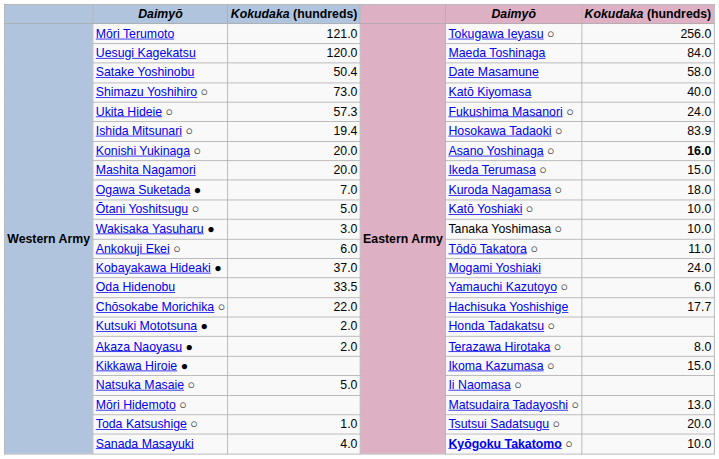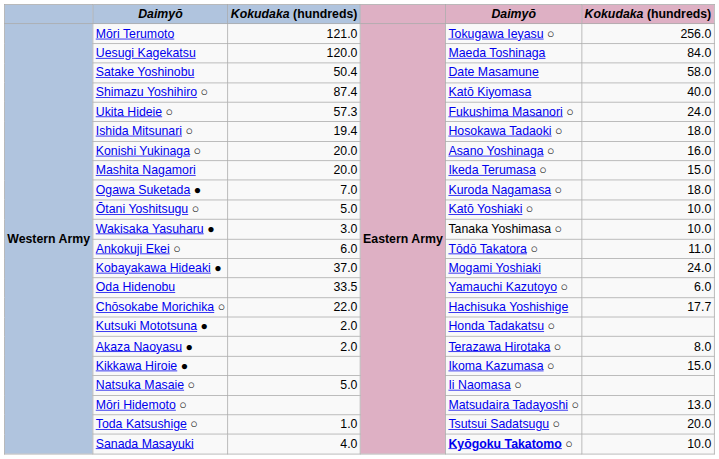(345, 92) 73.0 -> (345, 92) 87.4
(699, 131) 83.9 -> (699, 131) 18.0
(699, 151) bold -> (699, 151) normal
